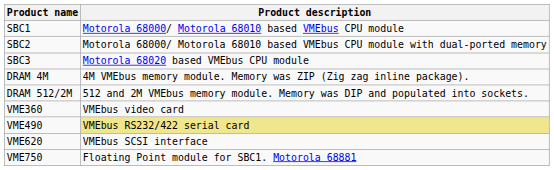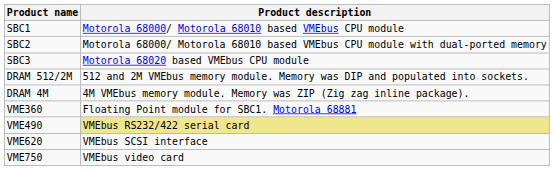rows swapped: (39, 93) <-> (28, 77)
(133, 109) VMEbus video card -> (220, 109) Floating Point module for SBC1. Motorola 68881
(220, 157) Floating Point module for SBC1. Motorola 68881 -> (133, 157) VMEbus video card
